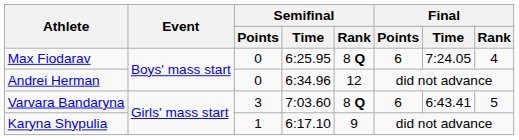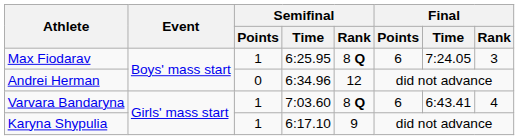(258, 59) 0 -> (258, 59) 1
(494, 59) 4 -> (494, 59) 3
(258, 102) 3 -> (258, 102) 1
(494, 102) 5 -> (494, 102) 4
